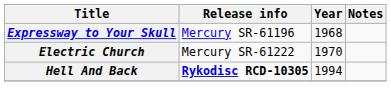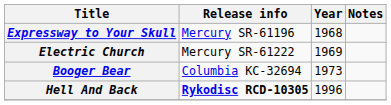(328, 52) 1970 -> (328, 52) 1969
+ row: (92, 71)
(328, 71) 1994 -> (328, 90) 1996
